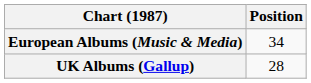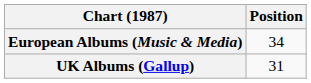(276, 66) 28 -> (276, 66) 31
